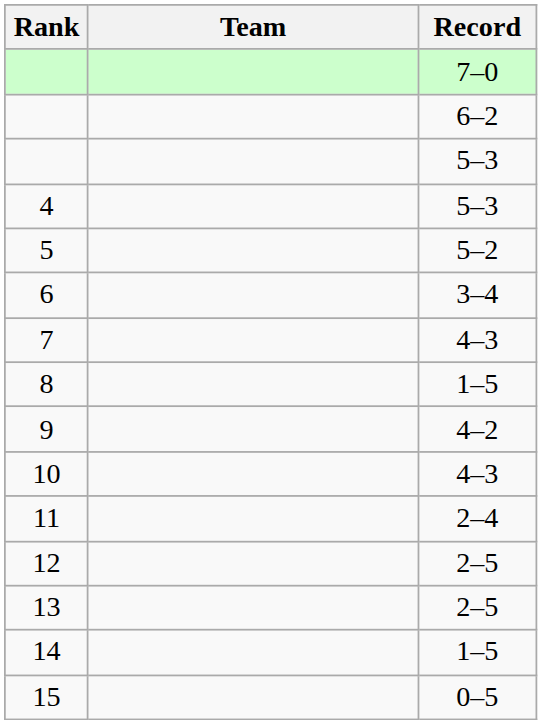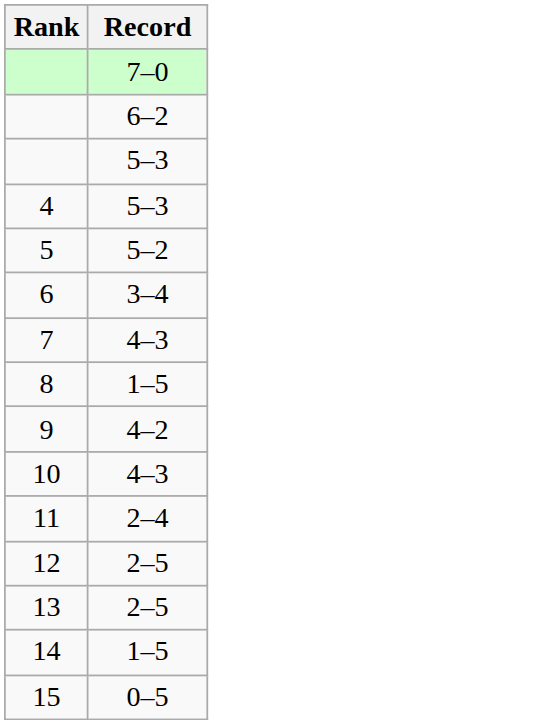- column: (253, 26)
